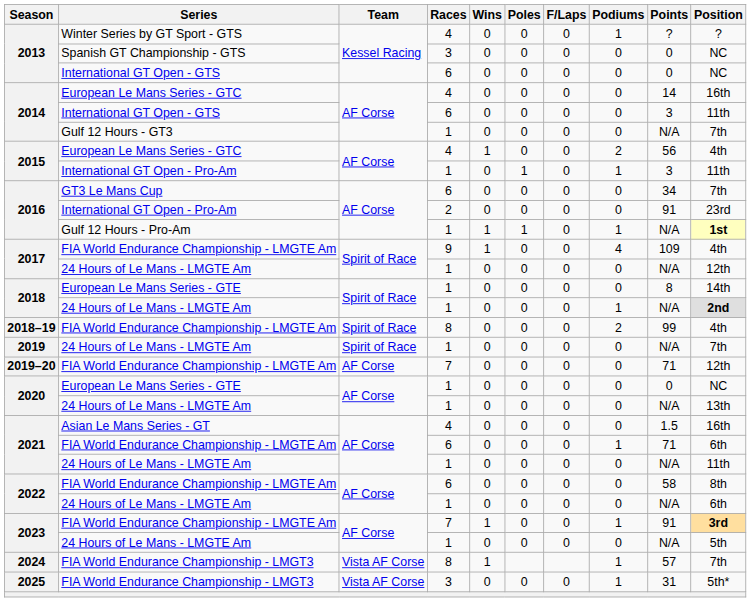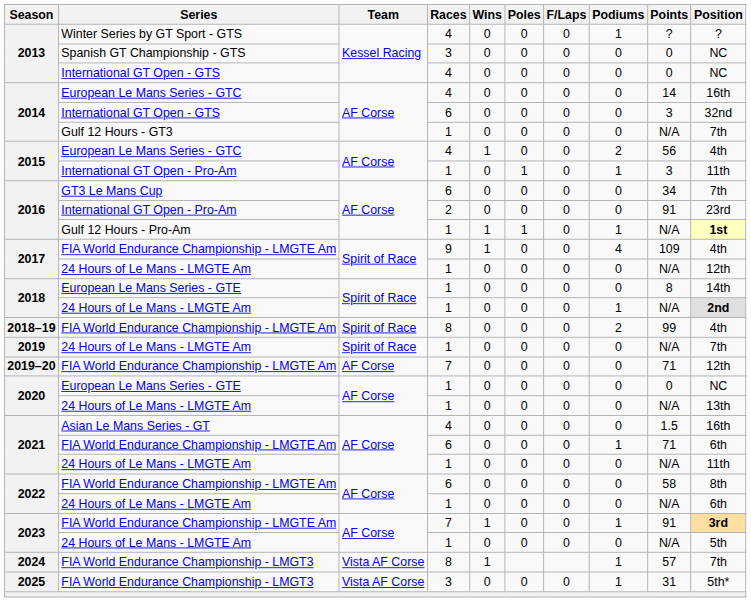(448, 73) 6 -> (448, 73) 4
(718, 112) 11th -> (718, 112) 32nd
